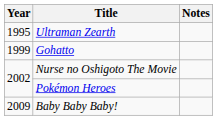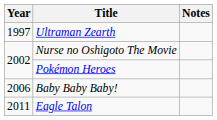(19, 32) 1995 -> (19, 32) 1997
- row: (55, 50)
(19, 106) 2009 -> (19, 87) 2006
+ row: (64, 106)
